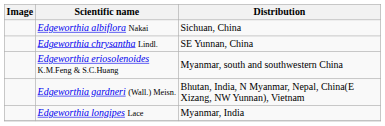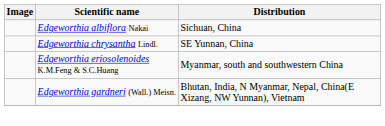- row: (91, 113)
